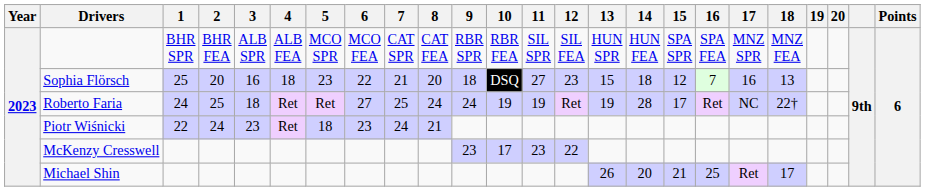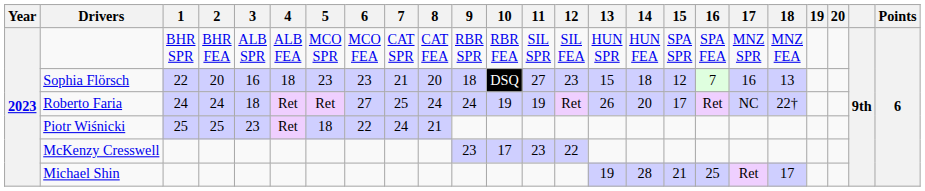(181, 79) 25 -> (181, 79) 22
(364, 79) 22 -> (364, 79) 23
(217, 103) 25 -> (217, 103) 24
(607, 103) 19 -> (607, 103) 26
(645, 103) 28 -> (645, 103) 20
(181, 126) 22 -> (181, 126) 25
(217, 126) 24 -> (217, 126) 25
(364, 126) 23 -> (364, 126) 22
(607, 174) 26 -> (607, 174) 19
(645, 174) 20 -> (645, 174) 28
